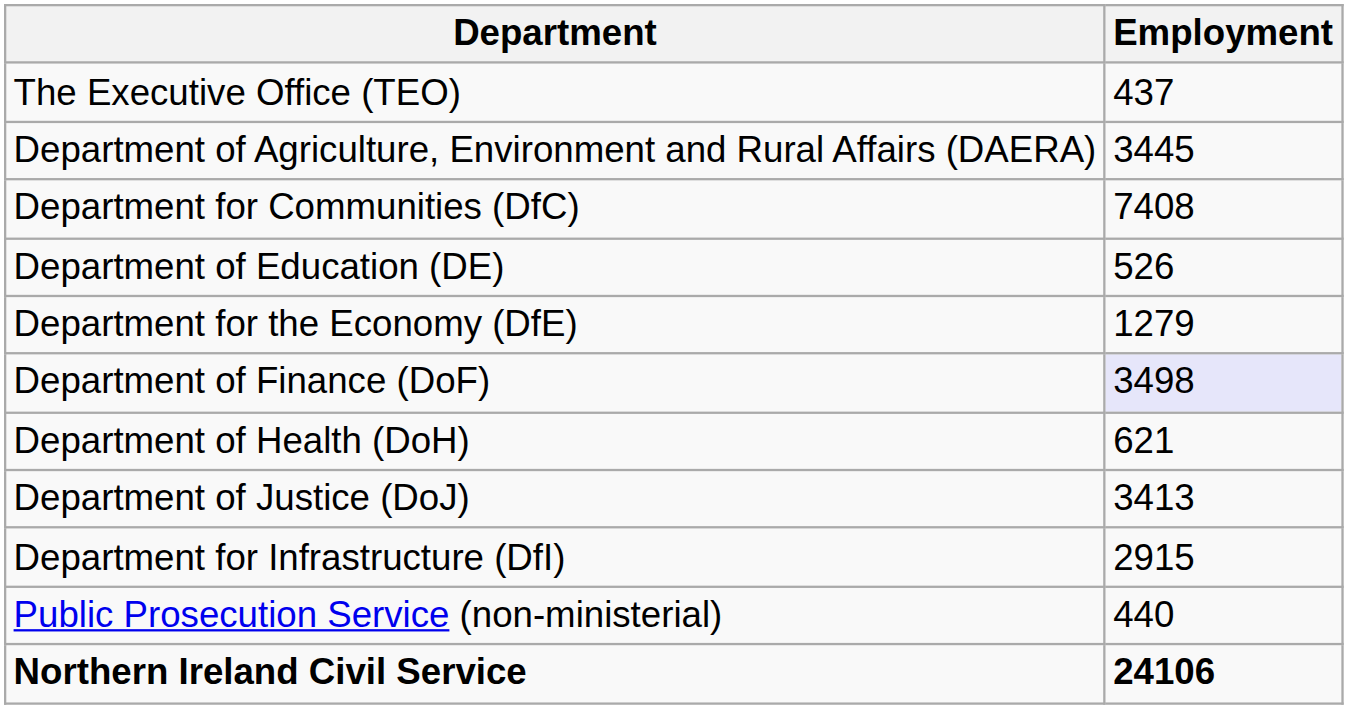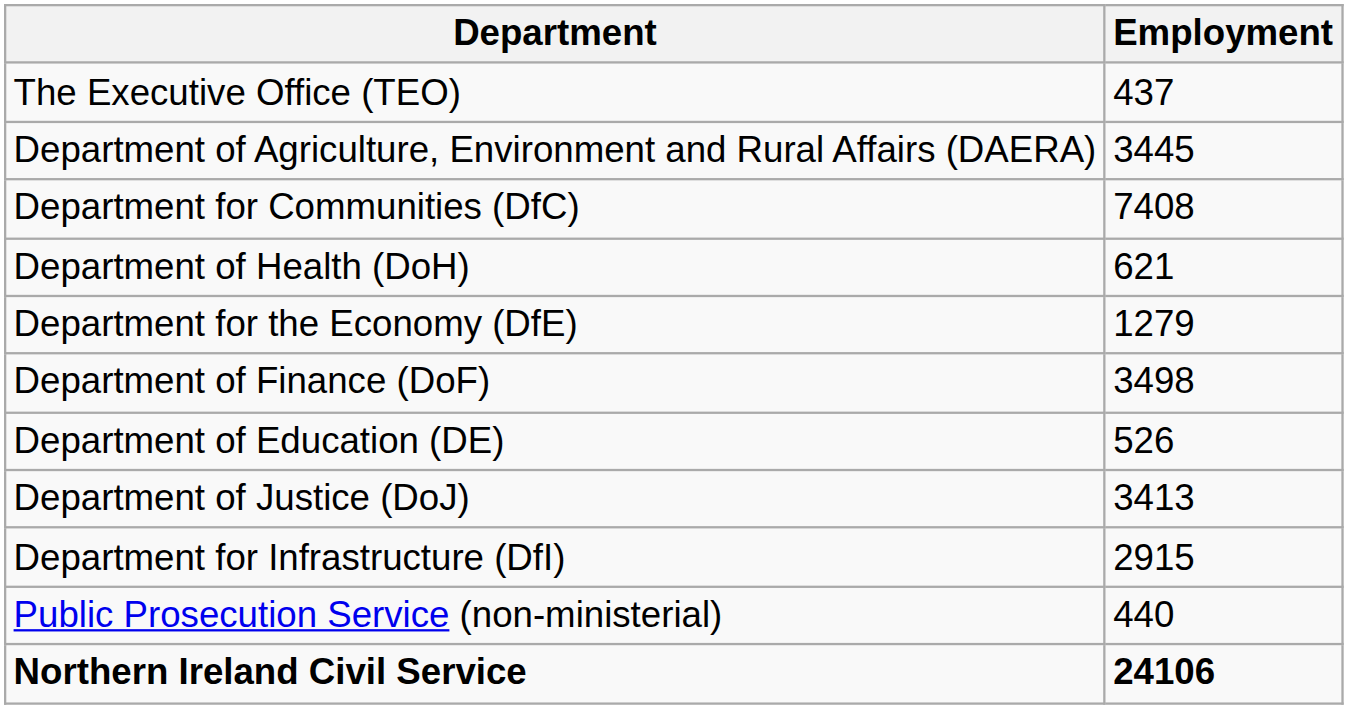rows swapped: (259, 265) <-> (242, 440)
(1154, 382) lavender background -> (1154, 382) no background
